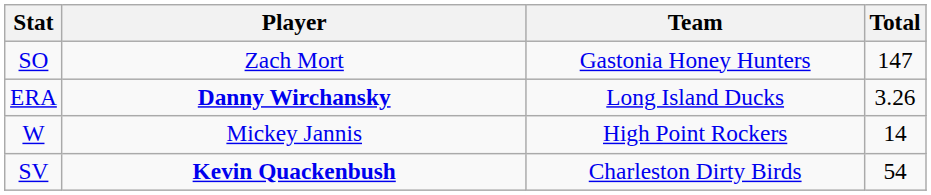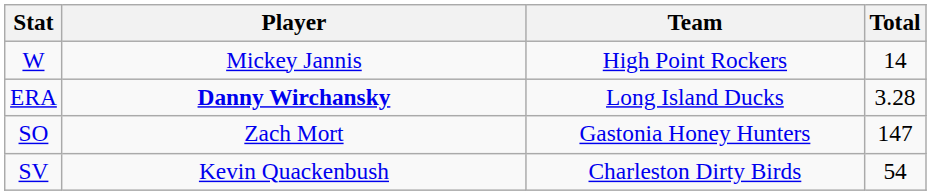rows swapped: (33, 134) <-> (33, 60)
(895, 97) 3.26 -> (895, 97) 3.28
(294, 171) bold -> (294, 171) normal
